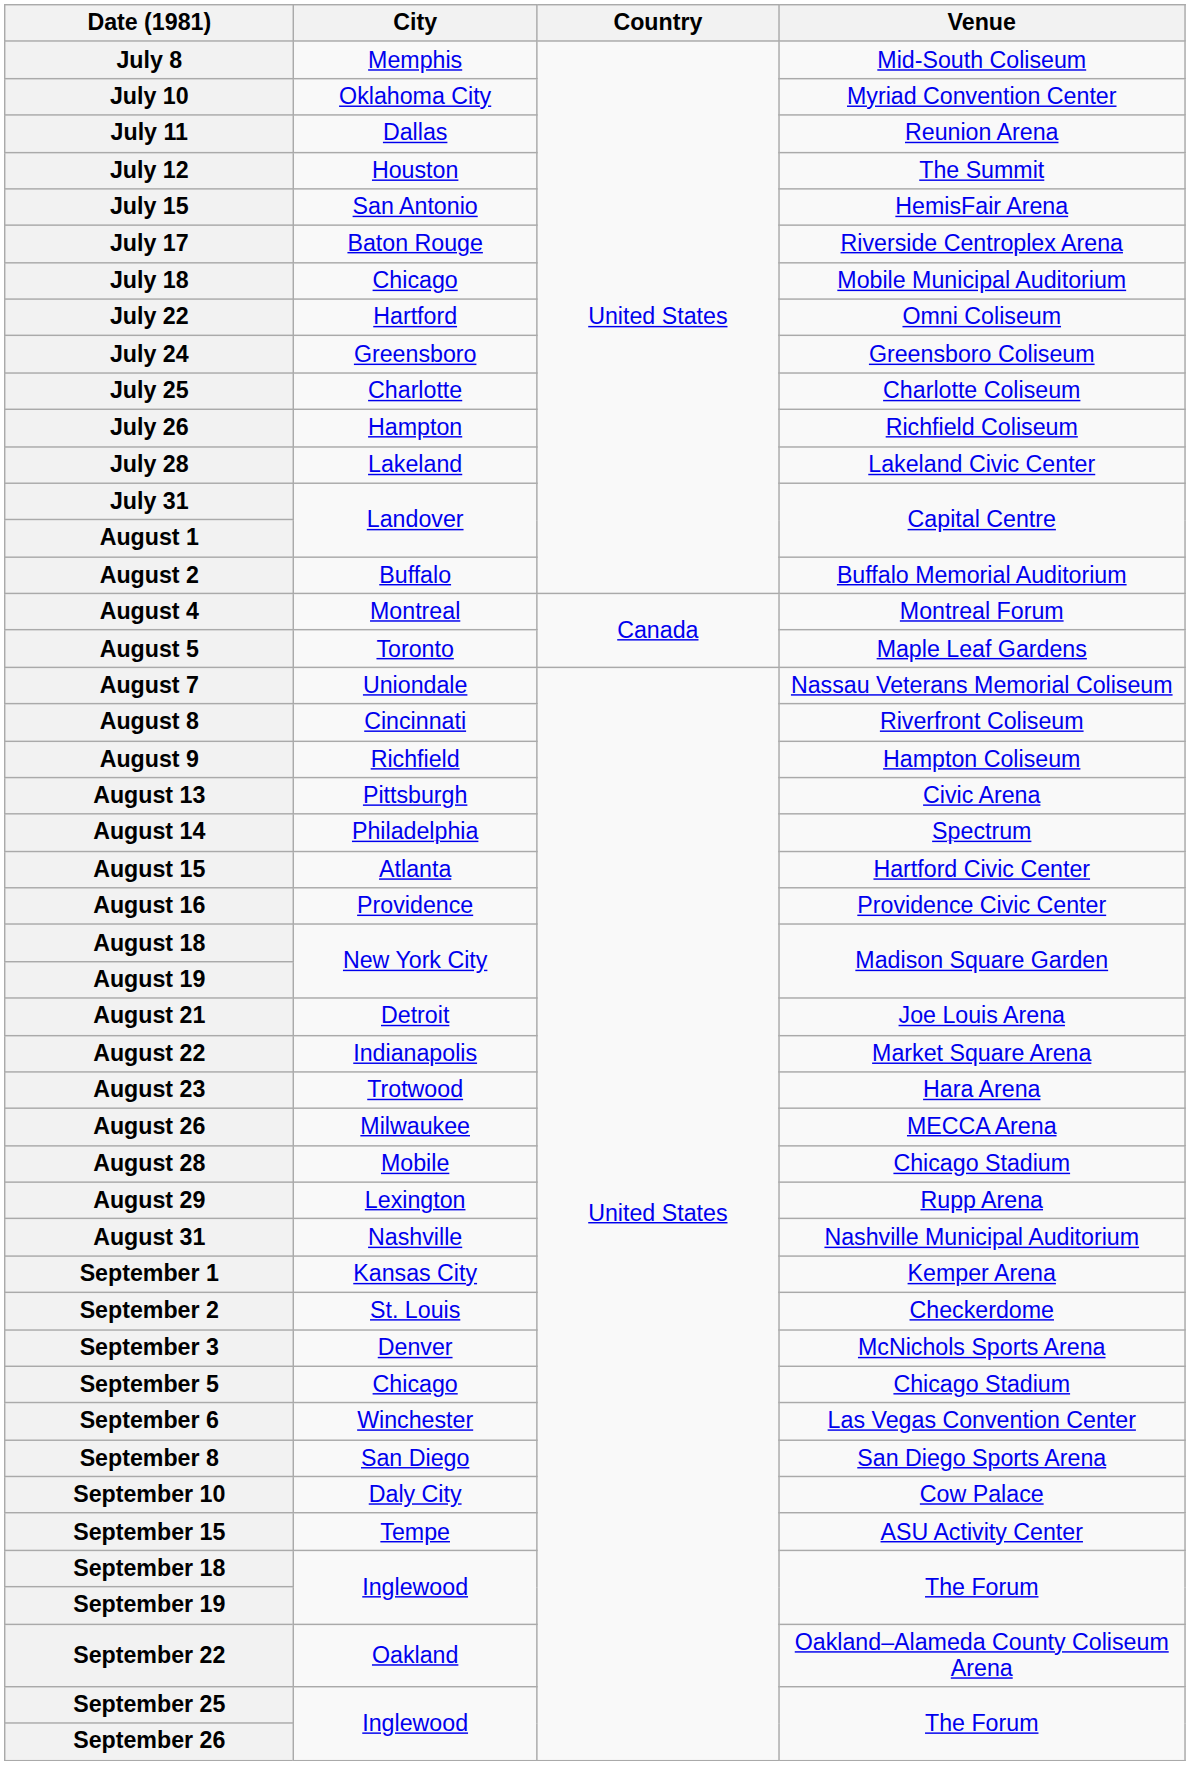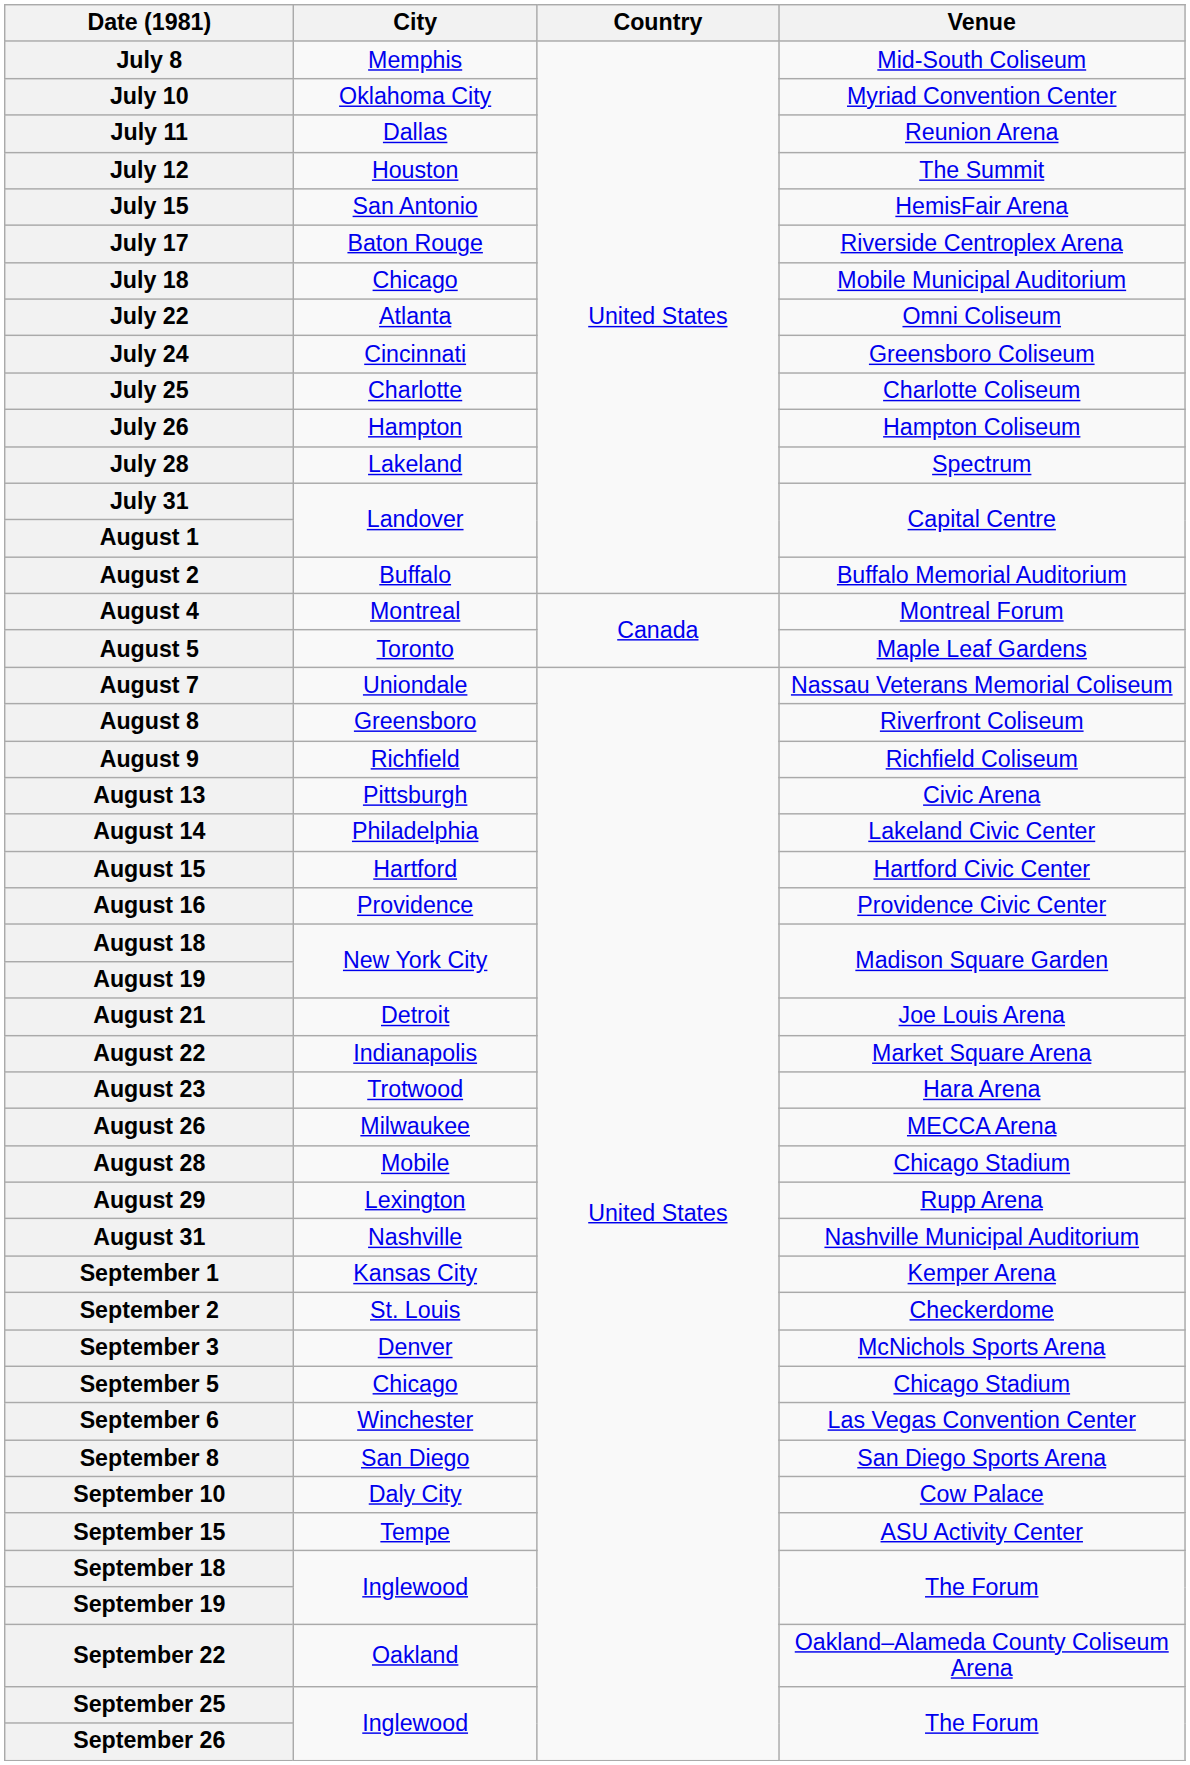(415, 317) Hartford -> (415, 317) Atlanta
(415, 354) Greensboro -> (415, 354) Cincinnati
(982, 427) Richfield Coliseum -> (982, 427) Hampton Coliseum
(982, 464) Lakeland Civic Center -> (982, 464) Spectrum
(415, 721) Cincinnati -> (415, 721) Greensboro
(982, 758) Hampton Coliseum -> (982, 758) Richfield Coliseum
(982, 832) Spectrum -> (982, 832) Lakeland Civic Center
(415, 869) Atlanta -> (415, 869) Hartford
